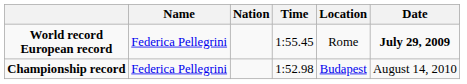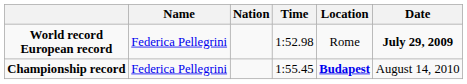(294, 41) 1:55.45 -> (294, 41) 1:52.98
(294, 68) 1:52.98 -> (294, 68) 1:55.45
(343, 68) normal -> (345, 68) bold
